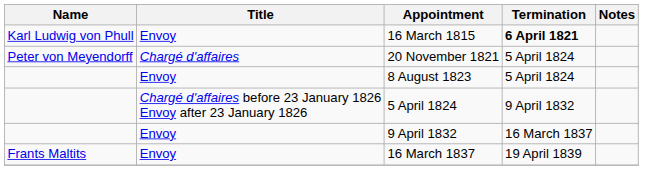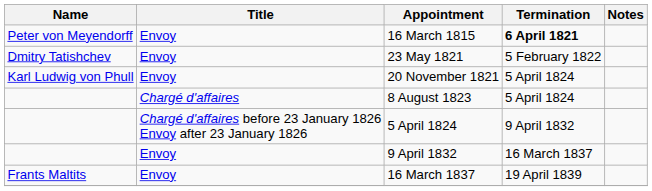(71, 35) Karl Ludwig von Phull -> (70, 35) Peter von Meyendorff
+ row: (425, 56)
(70, 56) Peter von Meyendorff -> (71, 77) Karl Ludwig von Phull
(189, 56) Chargé d'affaires -> (158, 77) Envoy
(158, 77) Envoy -> (189, 98) Chargé d'affaires
